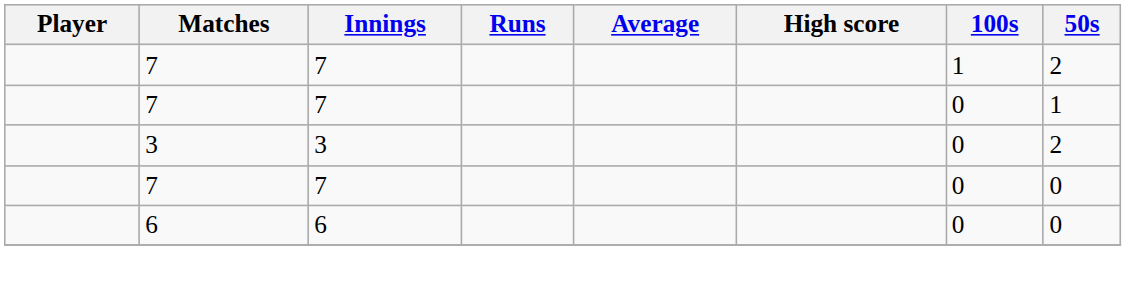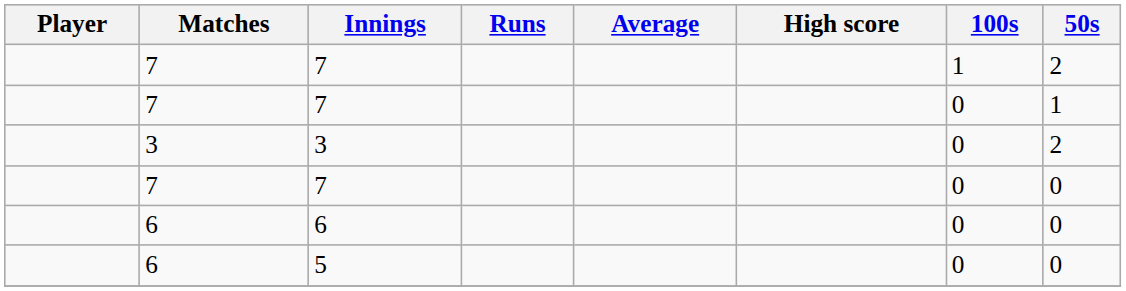+ row: (151, 265)
